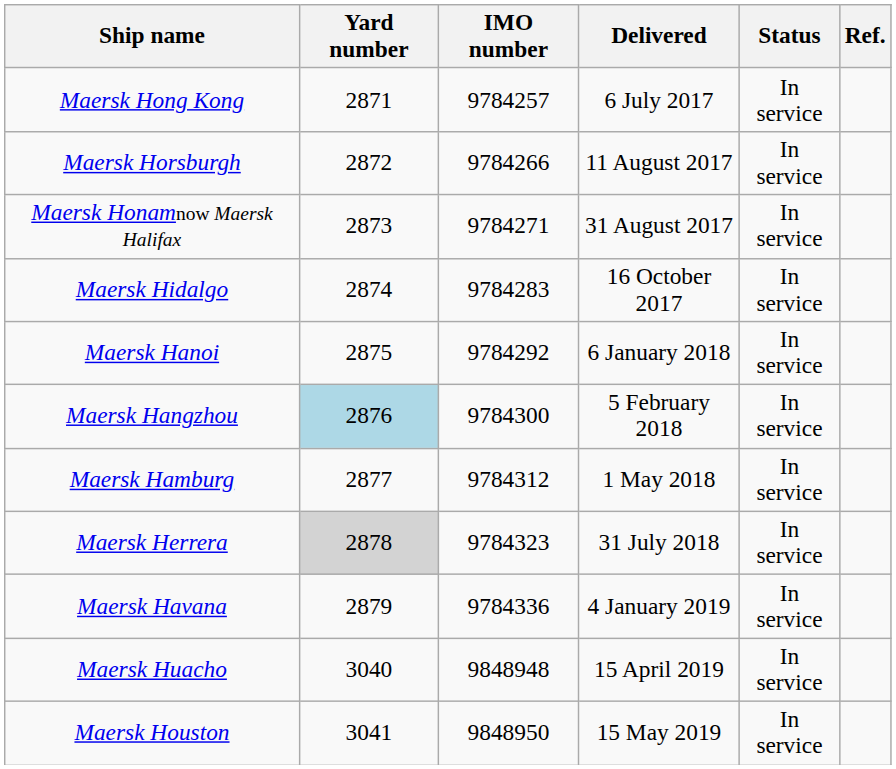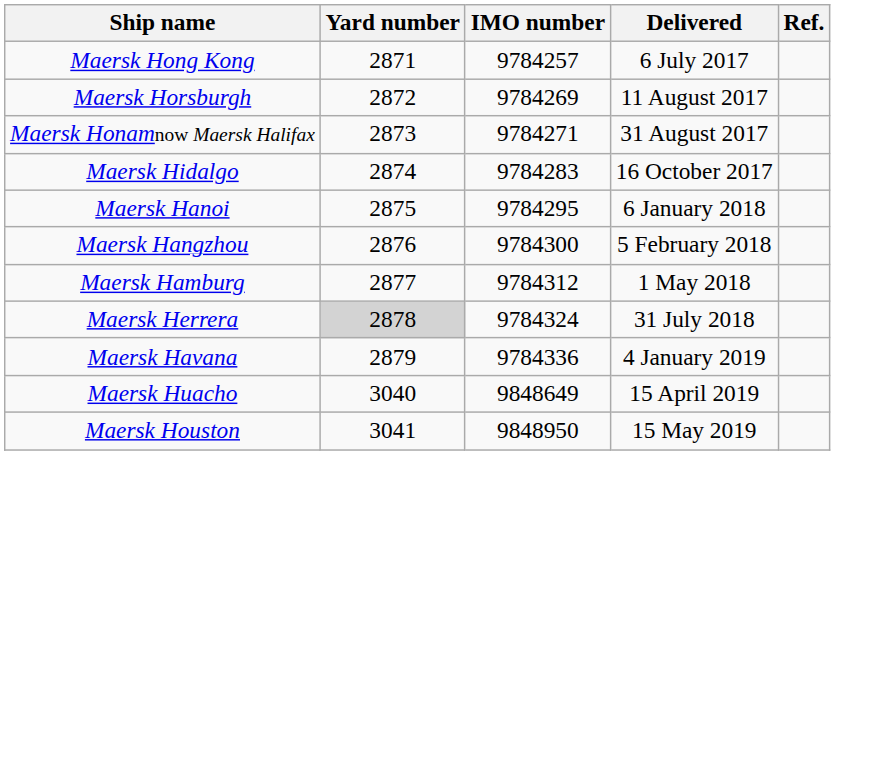- column: (789, 36)
(508, 162) 9784266 -> (538, 97) 9784269
(508, 352) 9784292 -> (538, 208) 9784295
(369, 416) lightblue background -> (393, 245) no background
(508, 542) 9784323 -> (538, 319) 9784324
(508, 669) 9848948 -> (538, 393) 9848649
